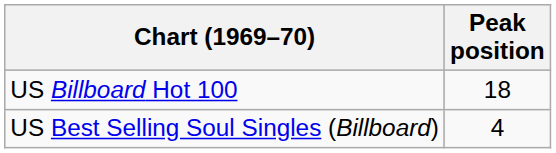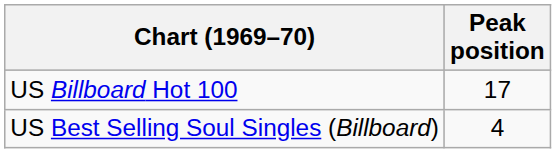(497, 89) 18 -> (497, 89) 17
